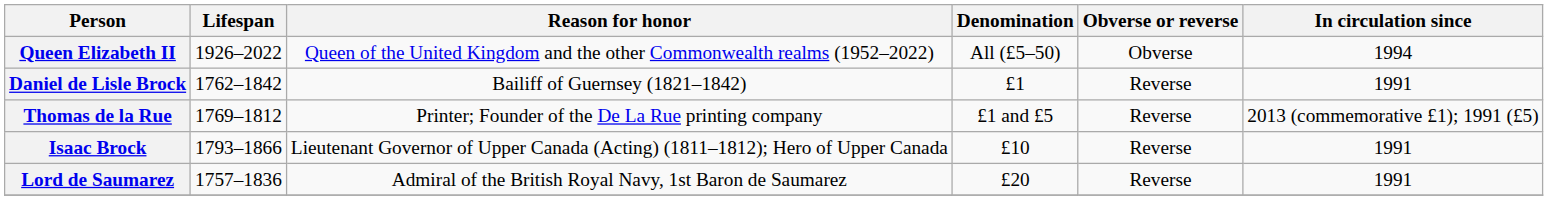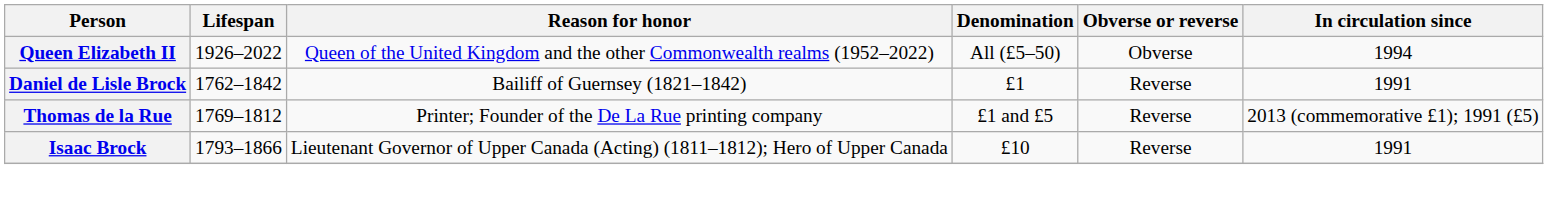- row: (98, 179)
